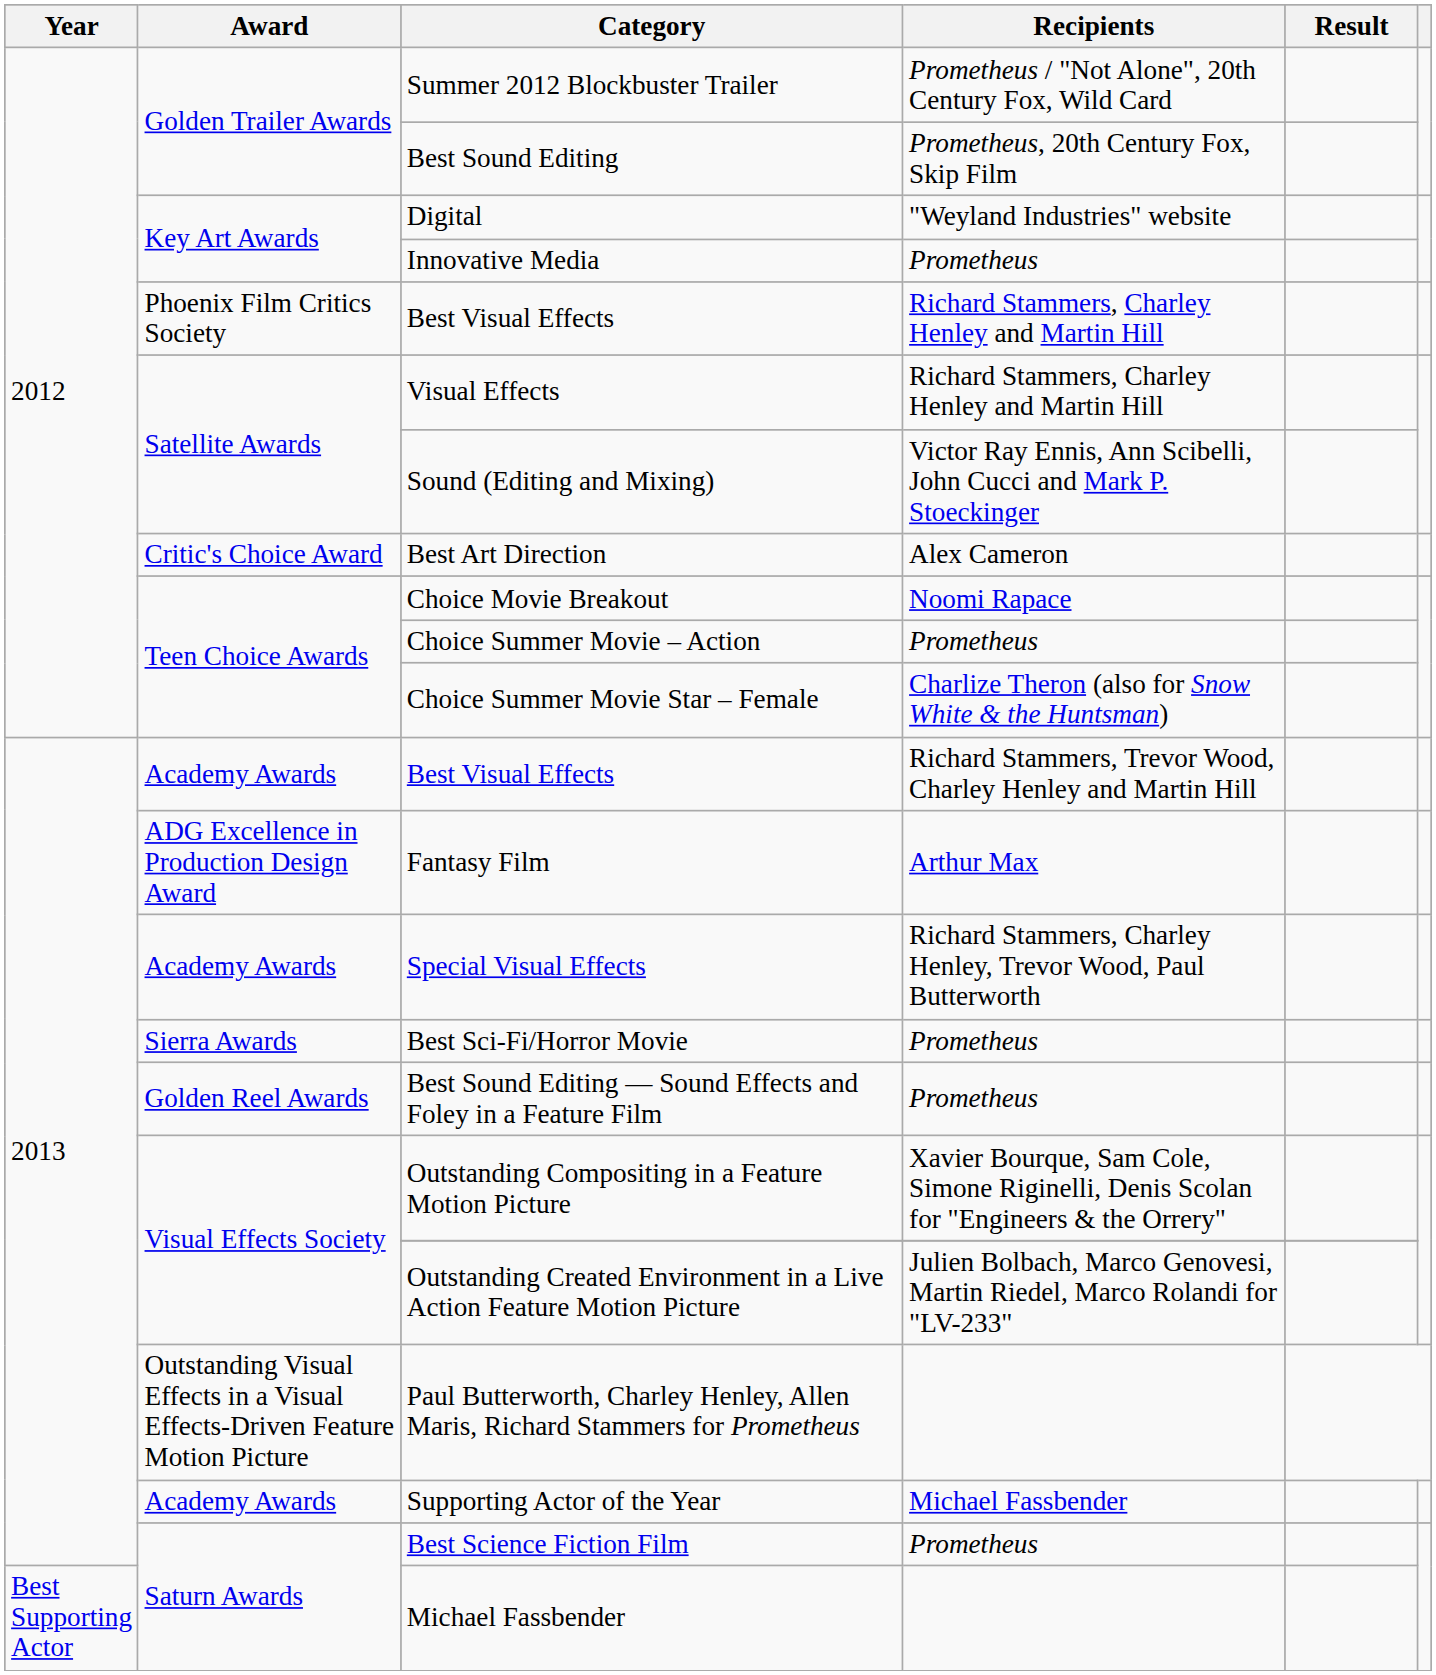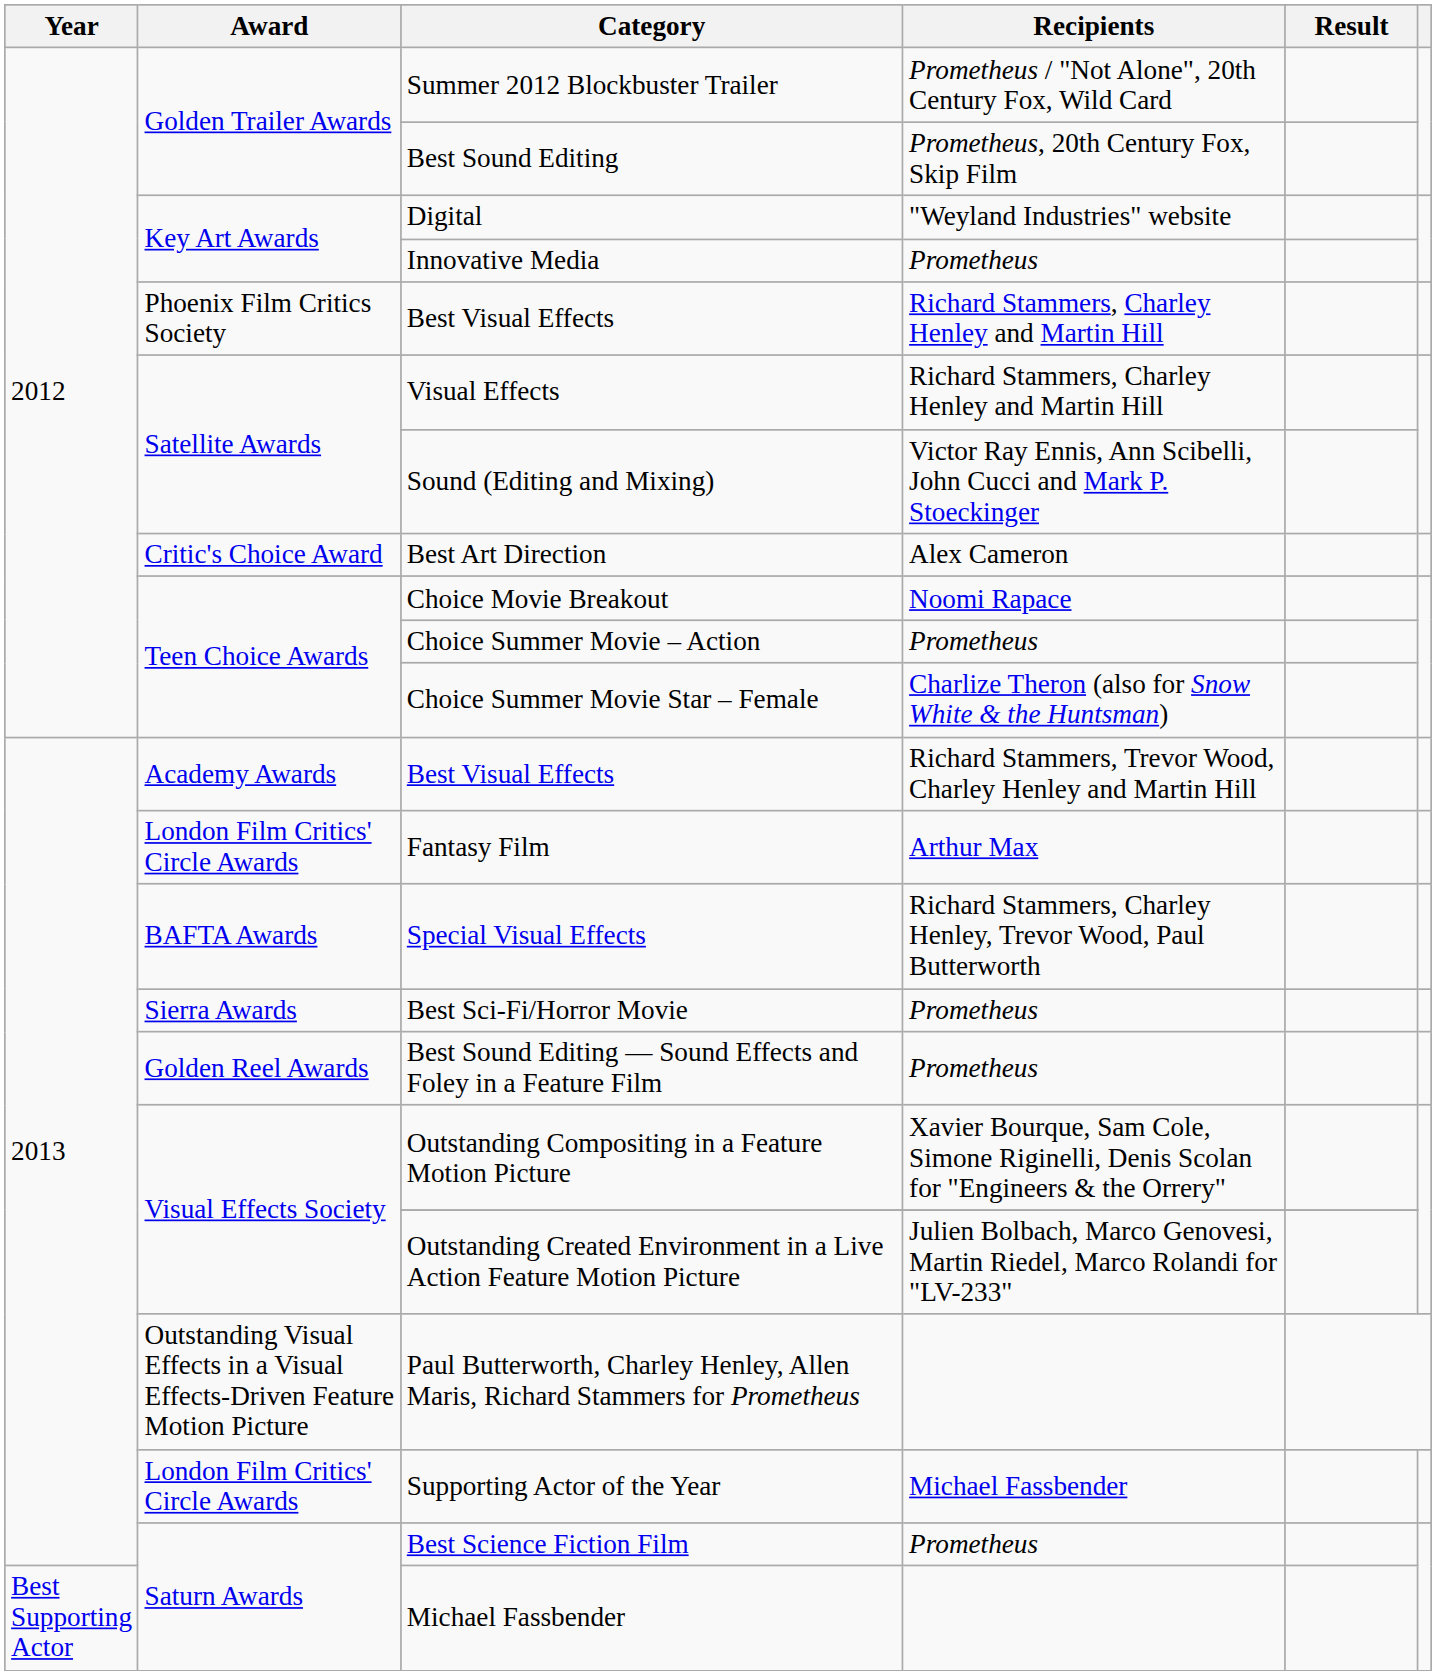(251, 862) ADG Excellence in Production Design Award -> (258, 846) London Film Critics' Circle Awards
(240, 966) Academy Awards -> (231, 935) BAFTA Awards
(240, 1500) Academy Awards -> (258, 1485) London Film Critics' Circle Awards
